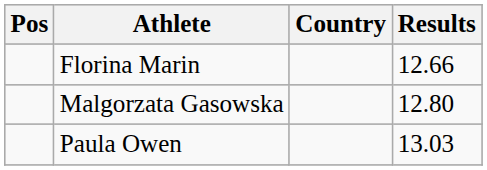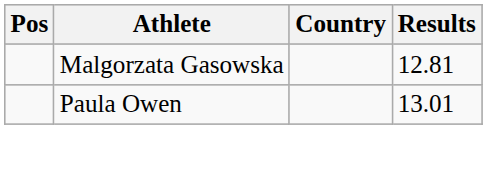- row: (130, 64)
(426, 104) 12.80 -> (426, 64) 12.81
(426, 143) 13.03 -> (426, 104) 13.01
